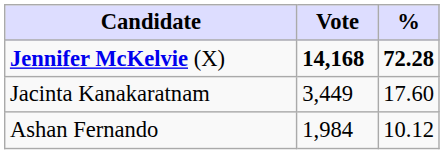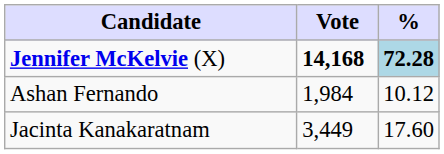(409, 58) no background -> (409, 58) lightblue background
rows swapped: (110, 93) <-> (84, 129)
